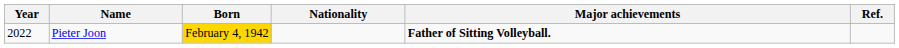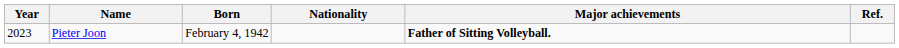(19, 33) 2022 -> (19, 33) 2023
(227, 33) gold background -> (227, 33) no background
